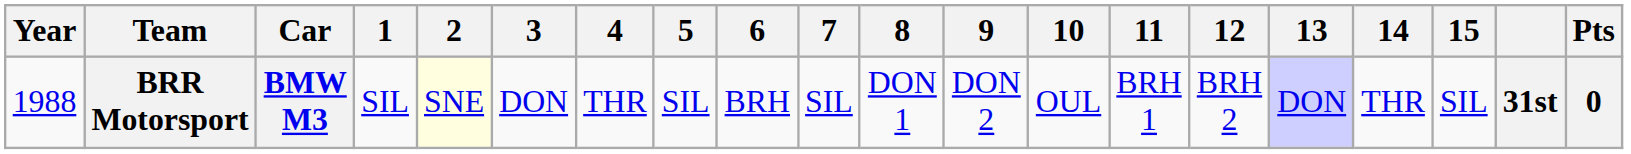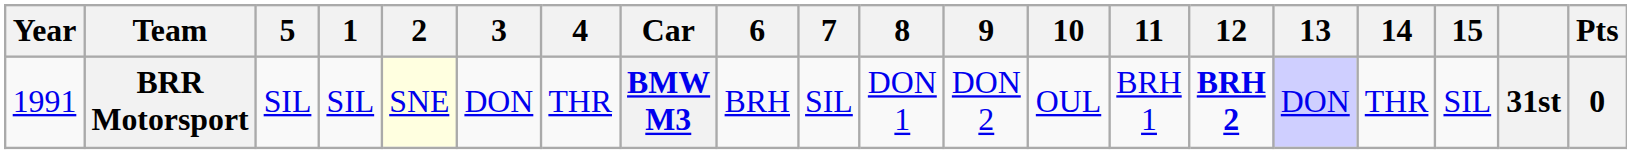columns swapped: (305, 30) <-> (686, 30)
(45, 101) 1988 -> (45, 101) 1991
(1229, 101) normal -> (1231, 101) bold
